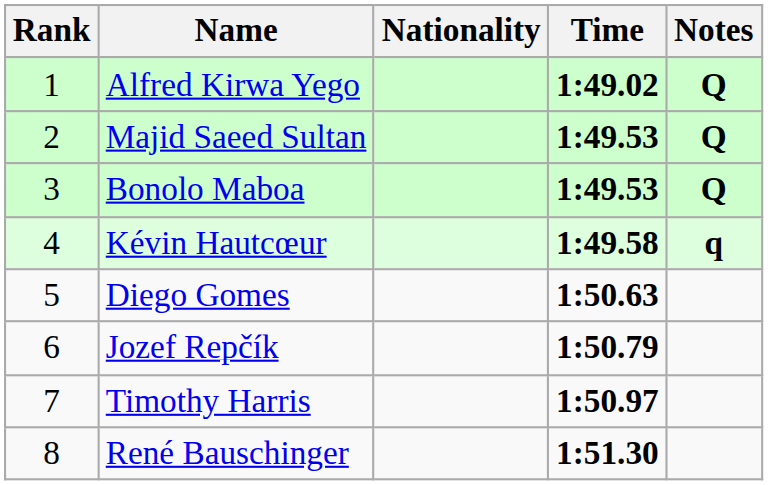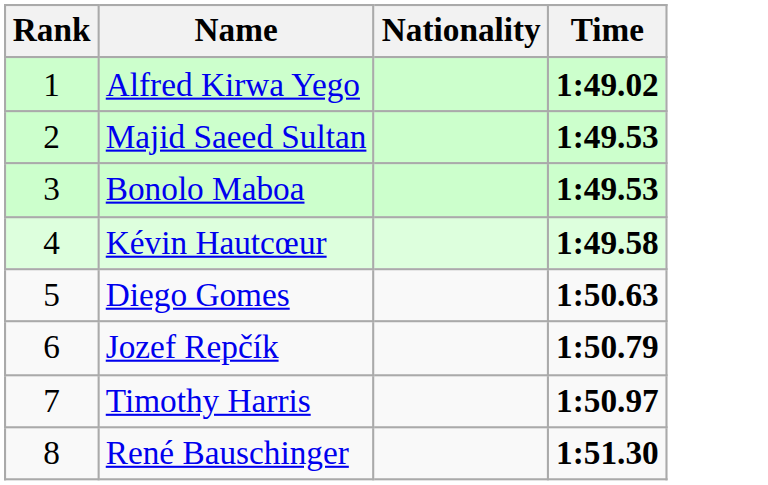- column: (714, 30)
